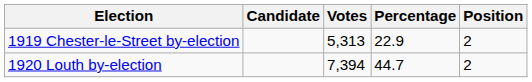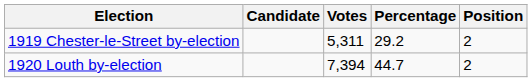(346, 40) 5,313 -> (345, 40) 5,311
(389, 40) 22.9 -> (389, 40) 29.2
